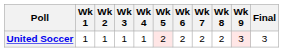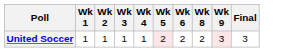- column: (202, 17)
